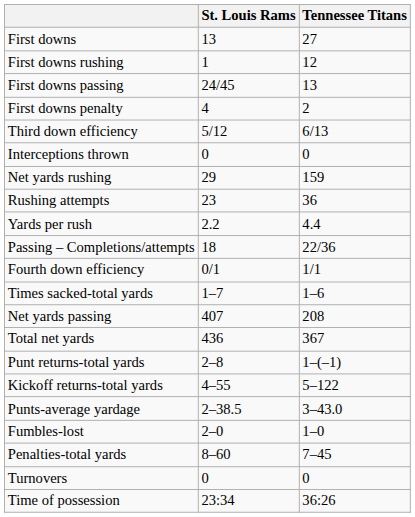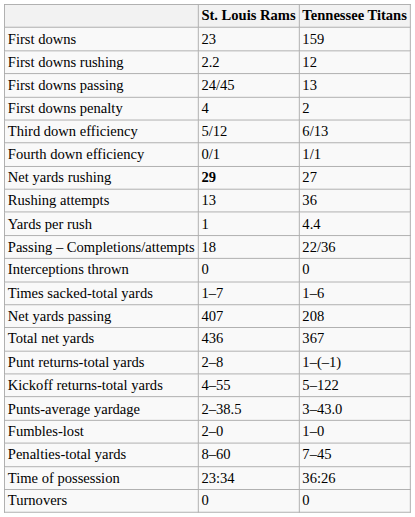(209, 39) 13 -> (209, 39) 23
(310, 39) 27 -> (313, 39) 159
(205, 62) 1 -> (210, 62) 2.2
rows swapped: (76, 270) <-> (68, 154)
(209, 177) normal -> (209, 177) bold
(313, 177) 159 -> (310, 177) 27
(209, 200) 23 -> (209, 200) 13
(210, 223) 2.2 -> (205, 223) 1
rows swapped: (64, 500) <-> (37, 477)
